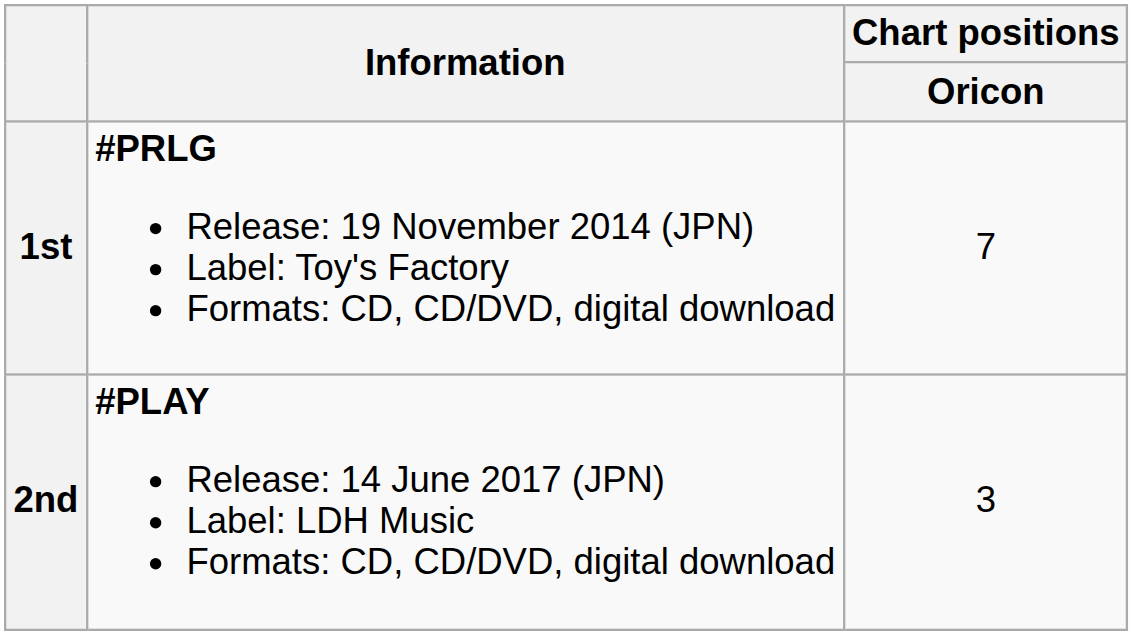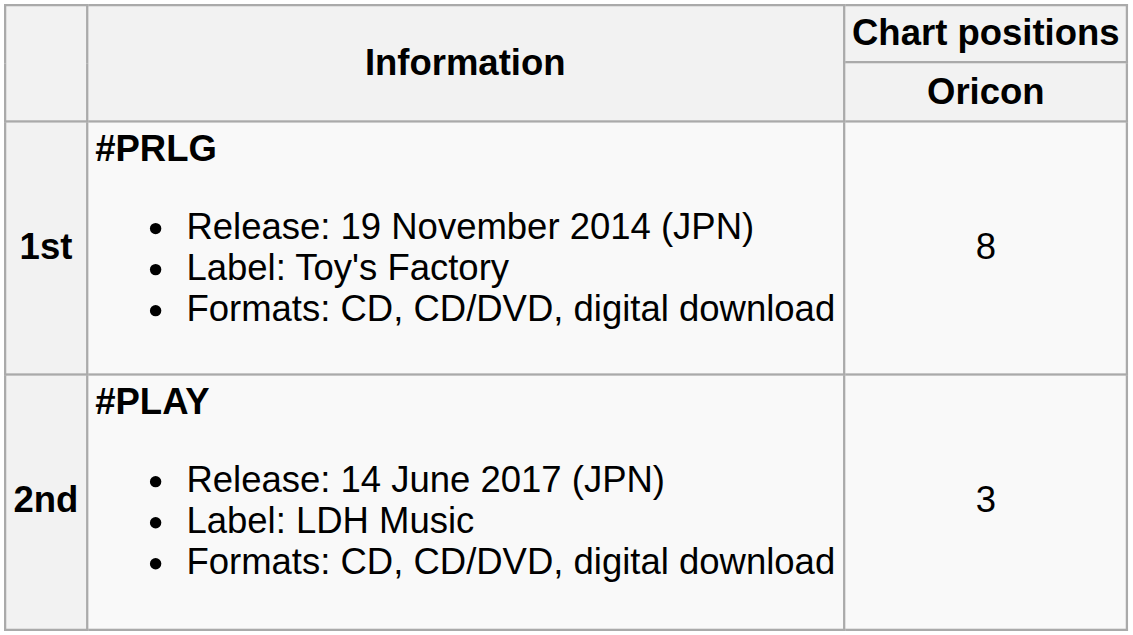(986, 247) 7 -> (986, 247) 8
